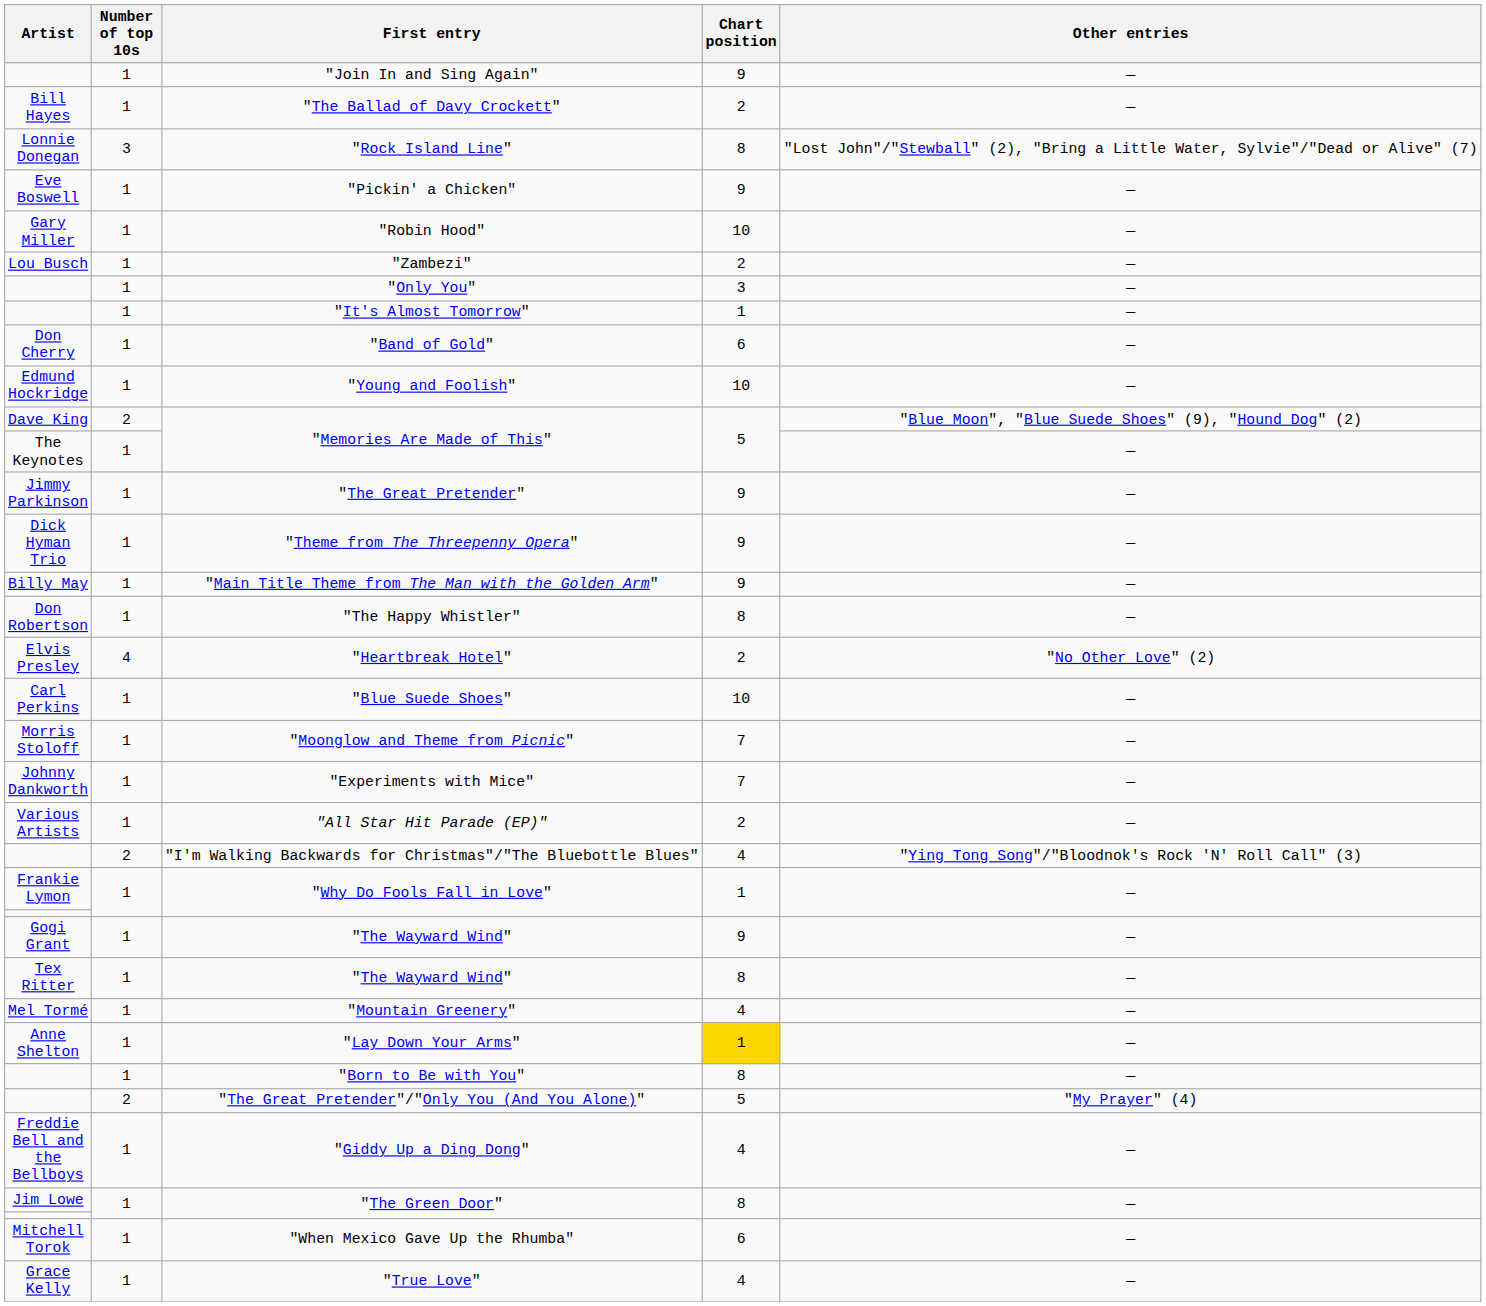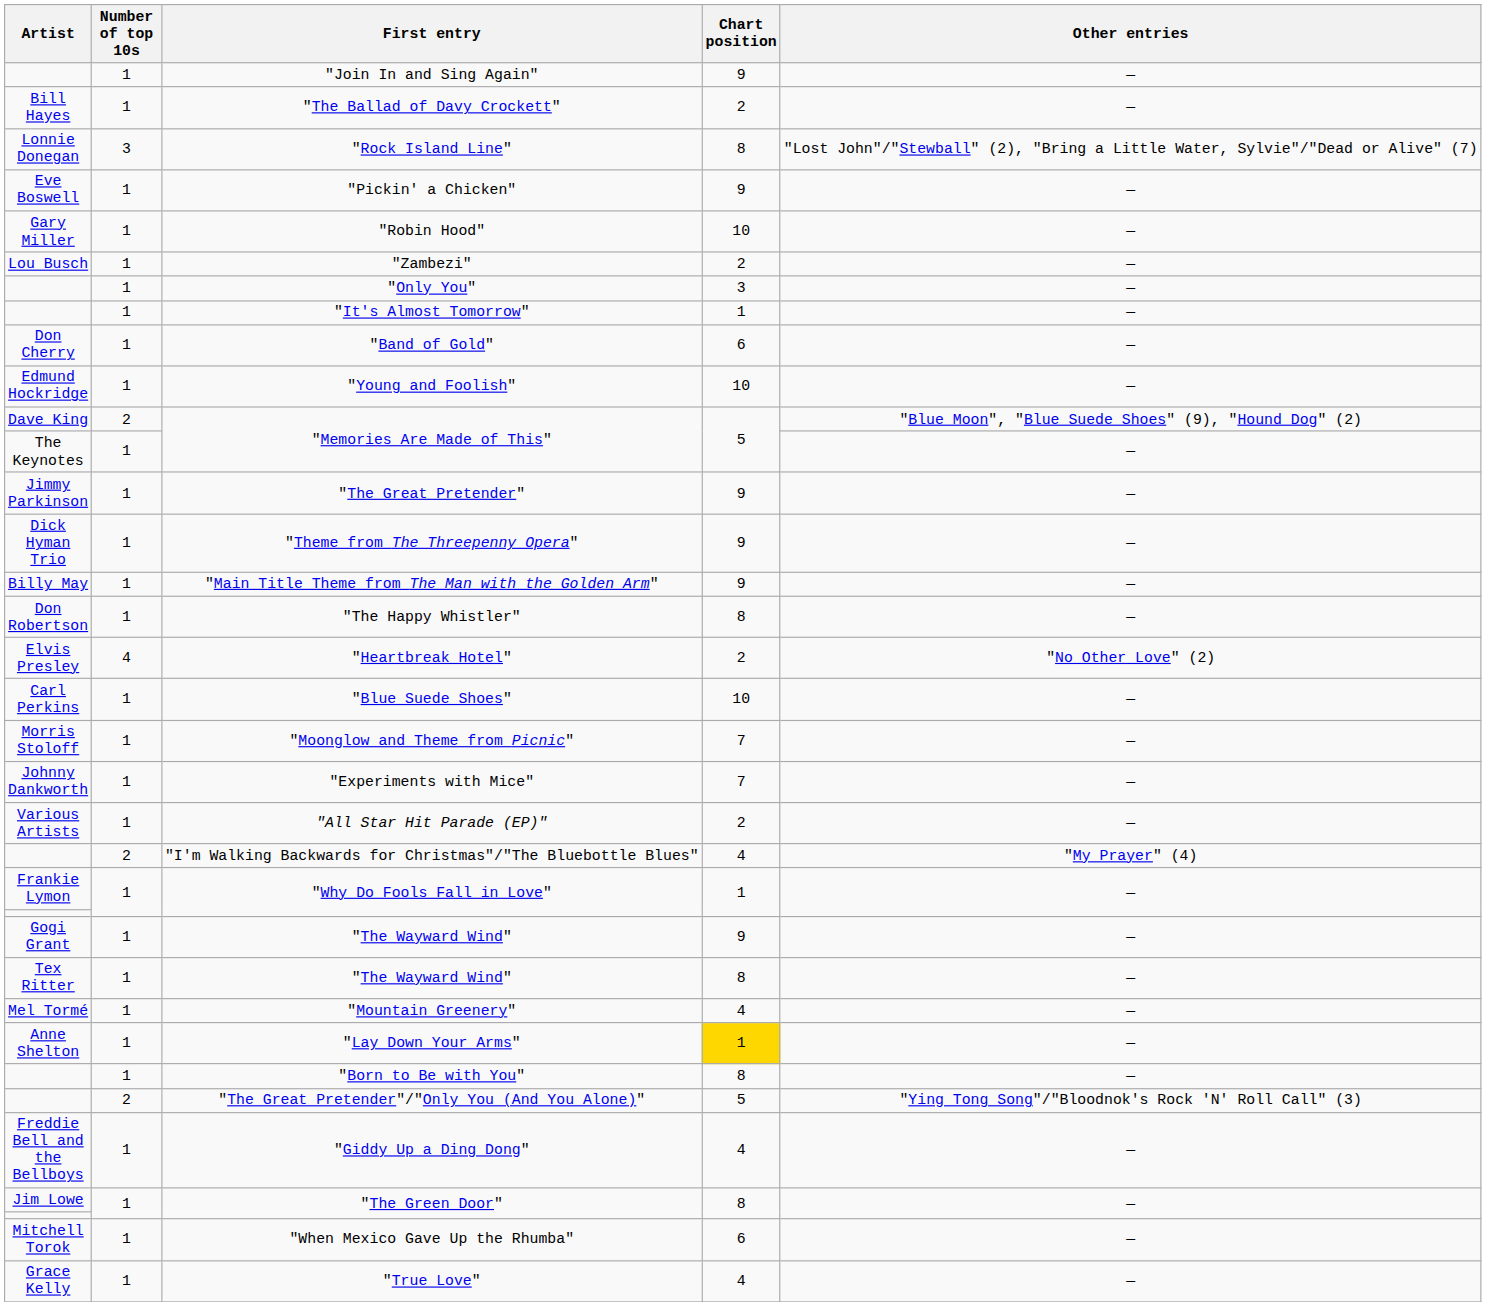(1131, 856) "Ying Tong Song"/"Bloodnok's Rock 'N' Roll Call" (3) -> (1131, 856) "My Prayer" (4)
(1131, 1100) "My Prayer" (4) -> (1131, 1100) "Ying Tong Song"/"Bloodnok's Rock 'N' Roll Call" (3)
